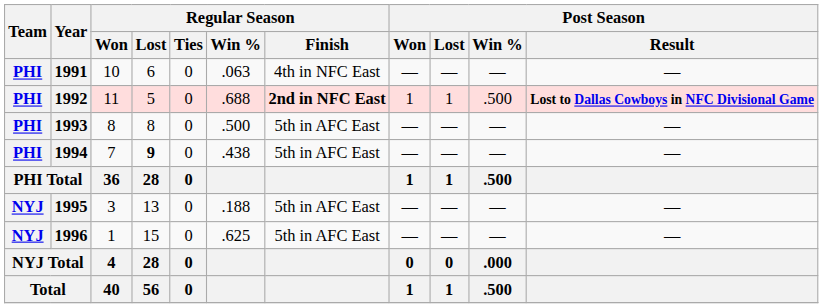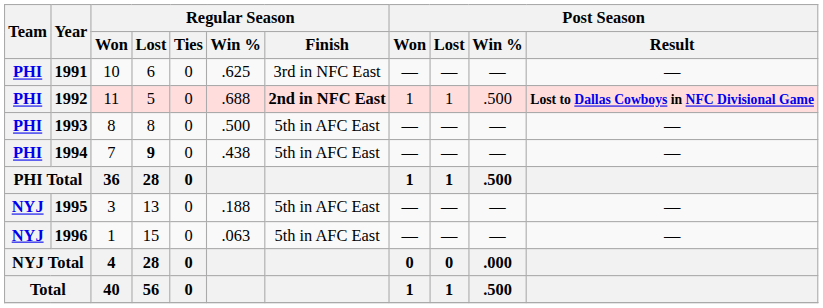(236, 72) .063 -> (236, 72) .625
(327, 72) 4th in NFC East -> (327, 72) 3rd in NFC East
(236, 234) .625 -> (236, 234) .063
